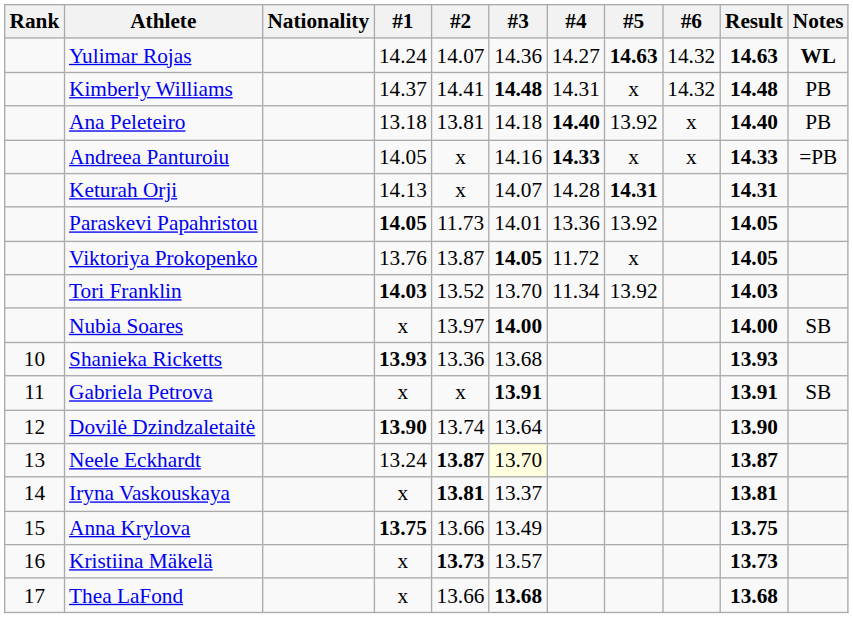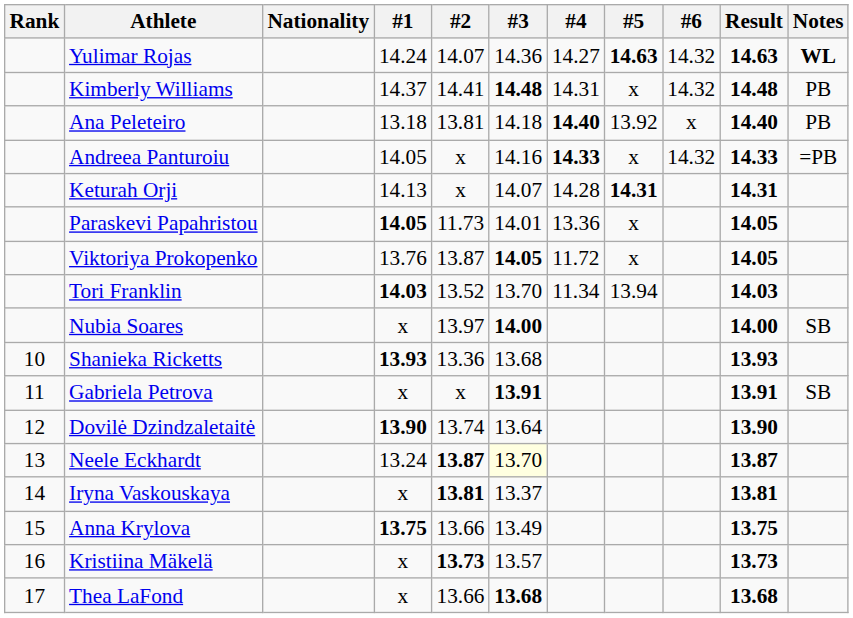(691, 156) x -> (691, 156) 14.32
(634, 223) 13.92 -> (634, 223) x
(634, 291) 13.92 -> (634, 291) 13.94
